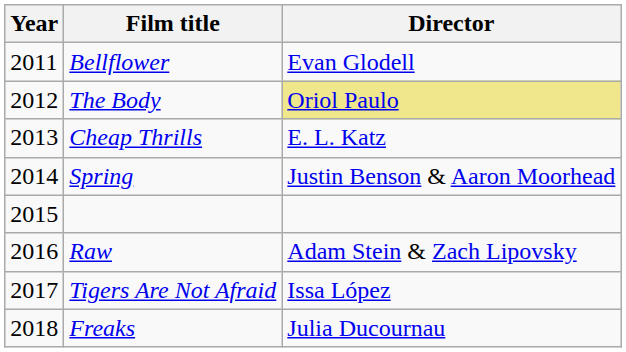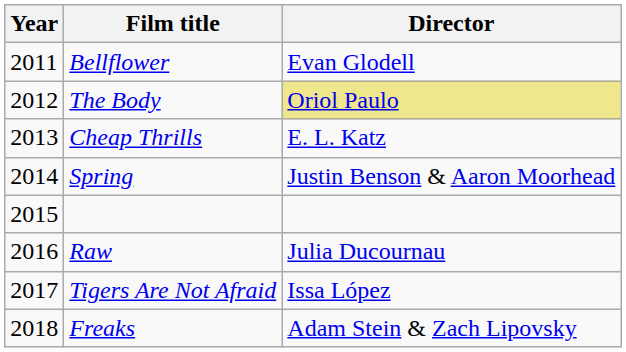(432, 251) Adam Stein & Zach Lipovsky -> (366, 251) Julia Ducournau
(366, 328) Julia Ducournau -> (432, 328) Adam Stein & Zach Lipovsky
